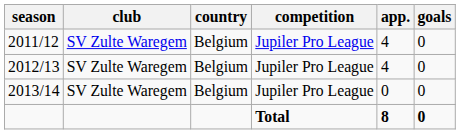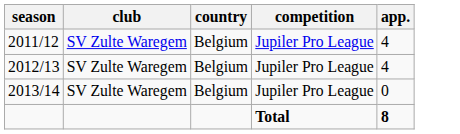- column: (434, 16)
